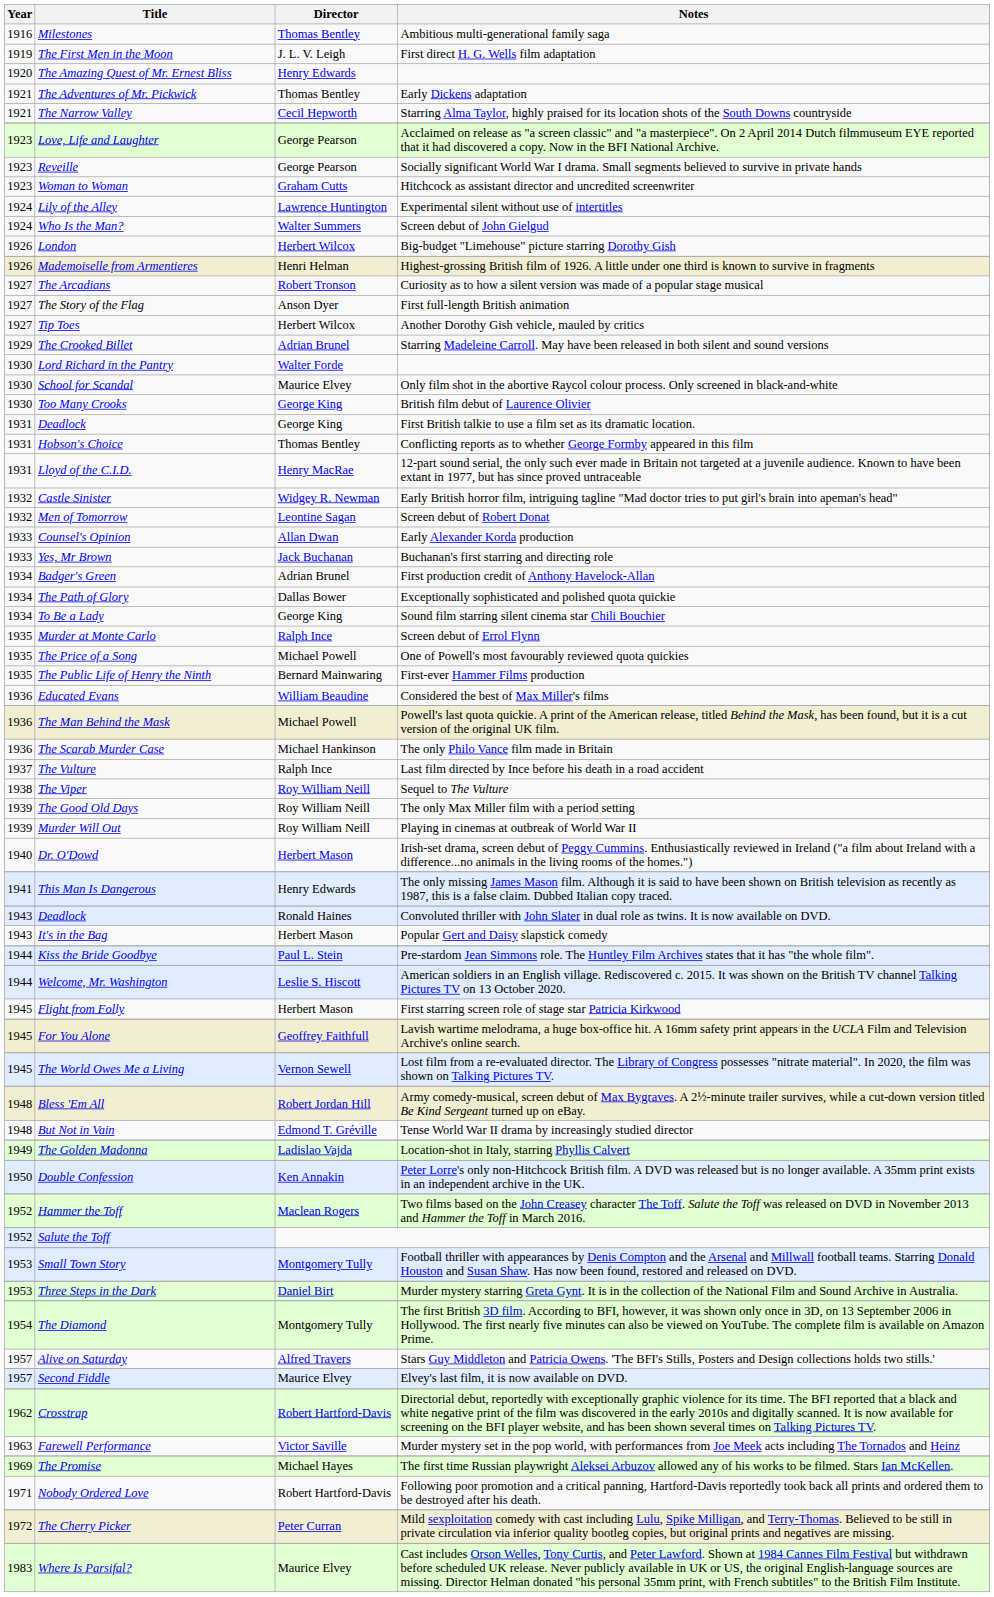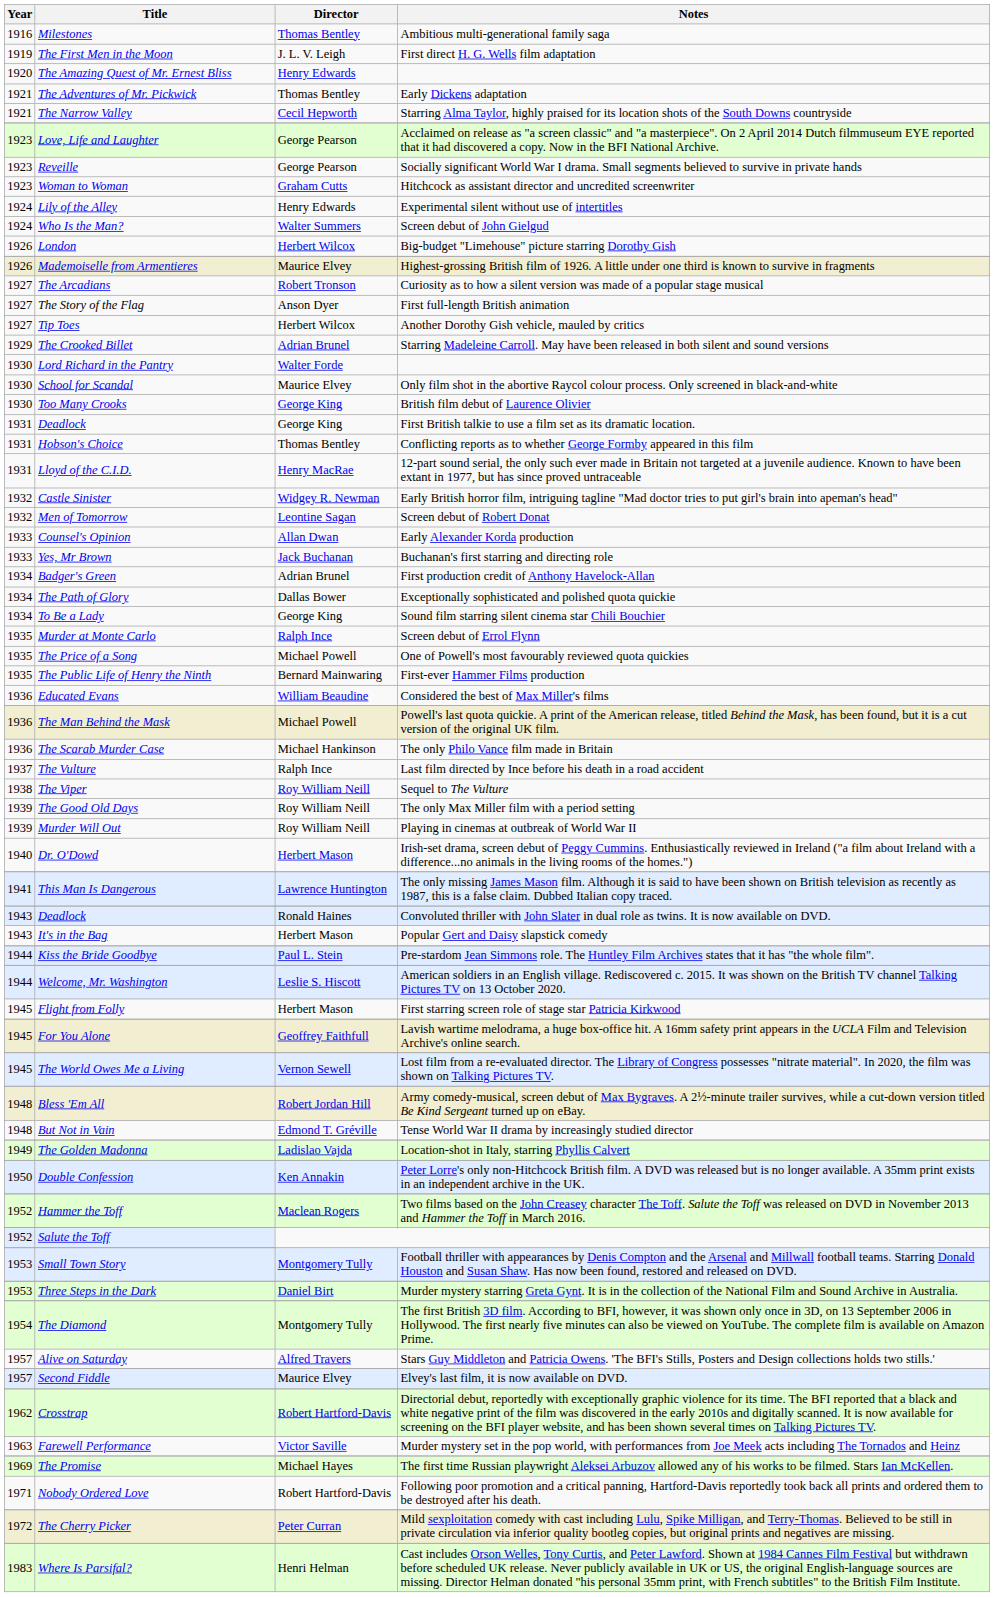(332, 206) Lawrence Huntington -> (317, 206) Henry Edwards
(313, 265) Henri Helman -> (315, 265) Maurice Elvey
(317, 889) Henry Edwards -> (332, 889) Lawrence Huntington
(315, 1567) Maurice Elvey -> (313, 1567) Henri Helman
